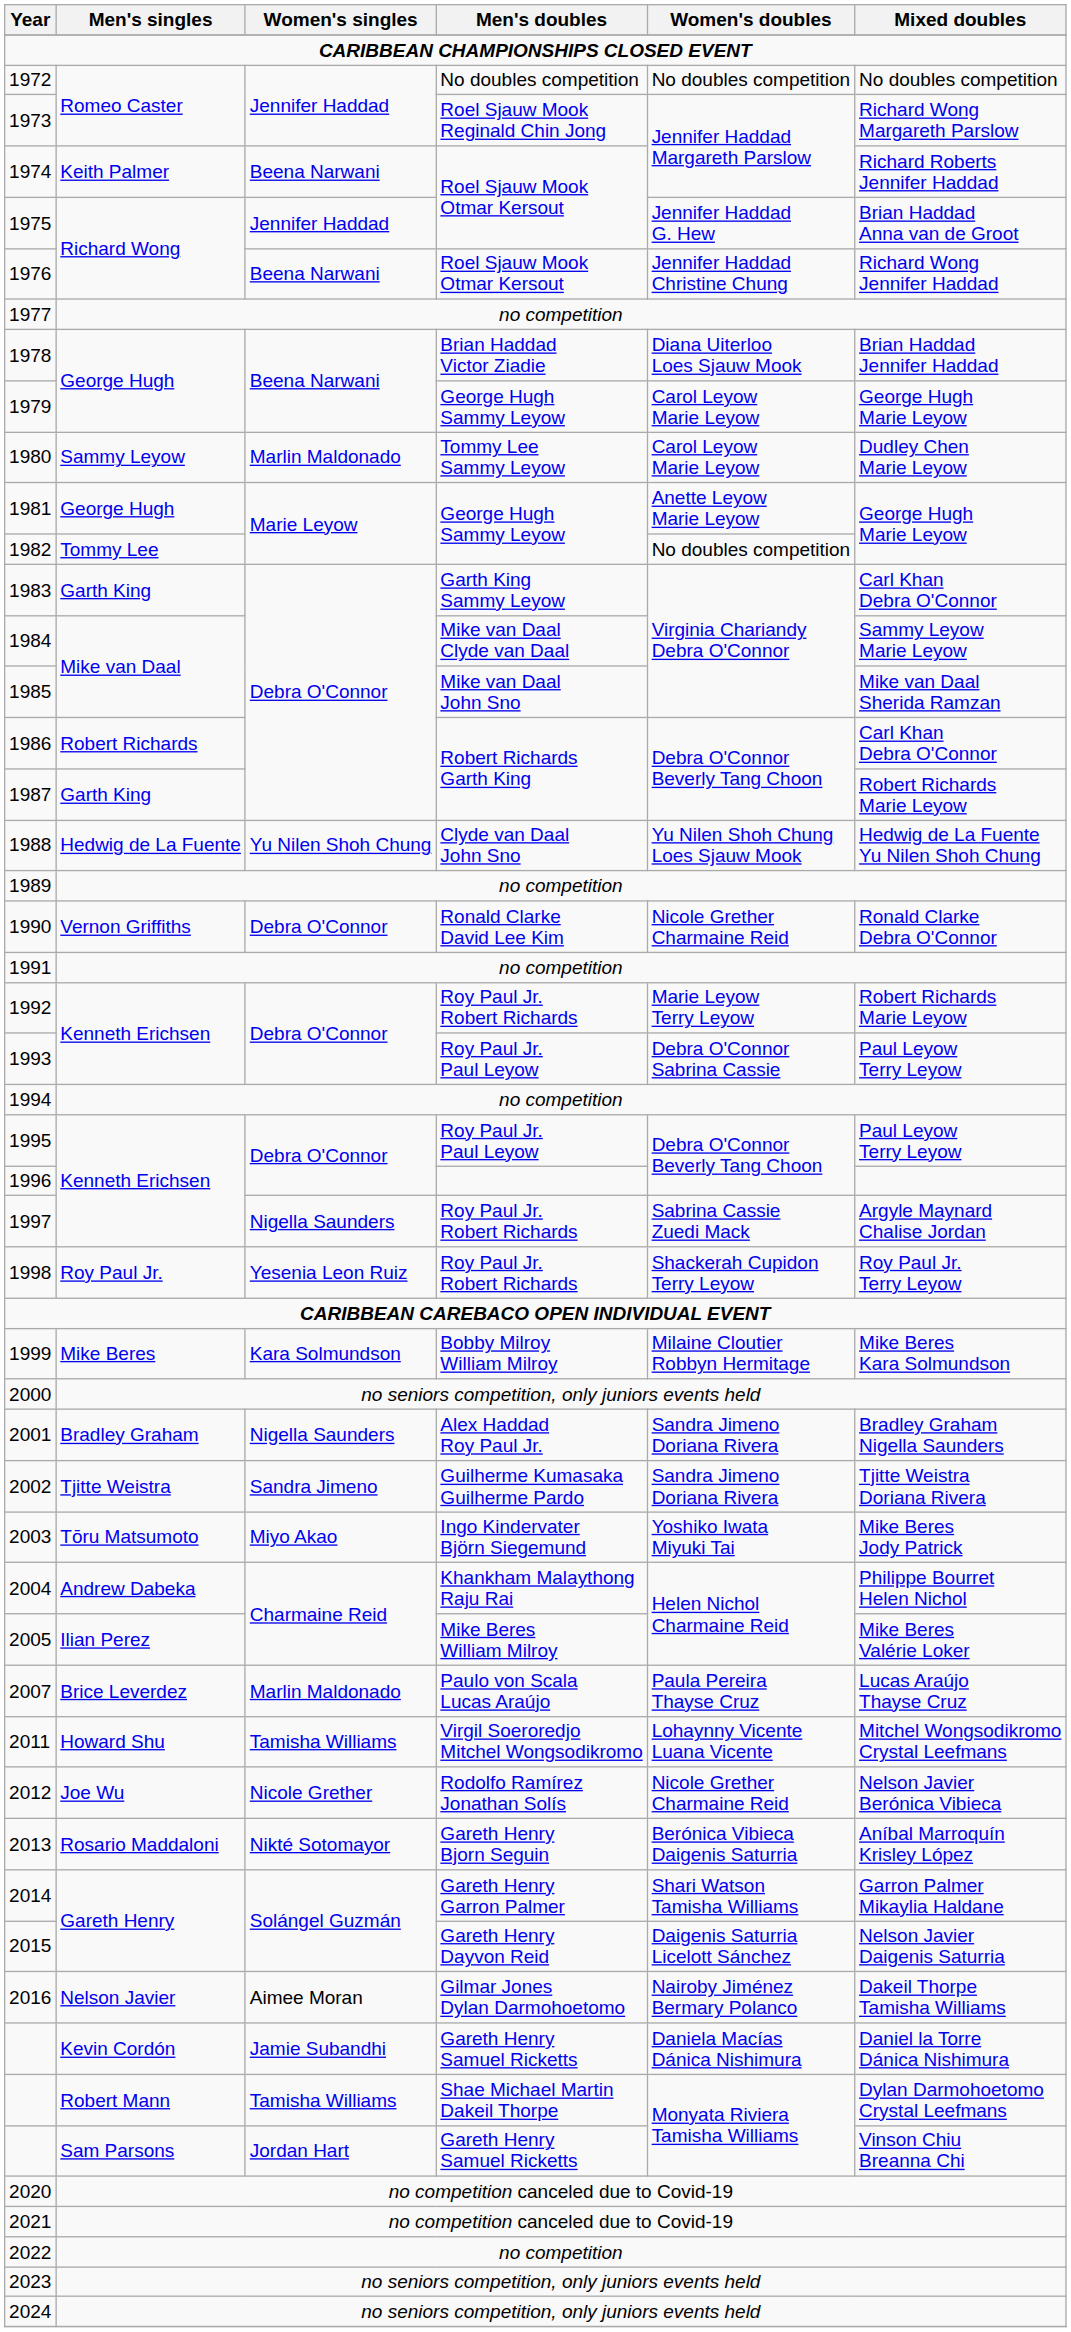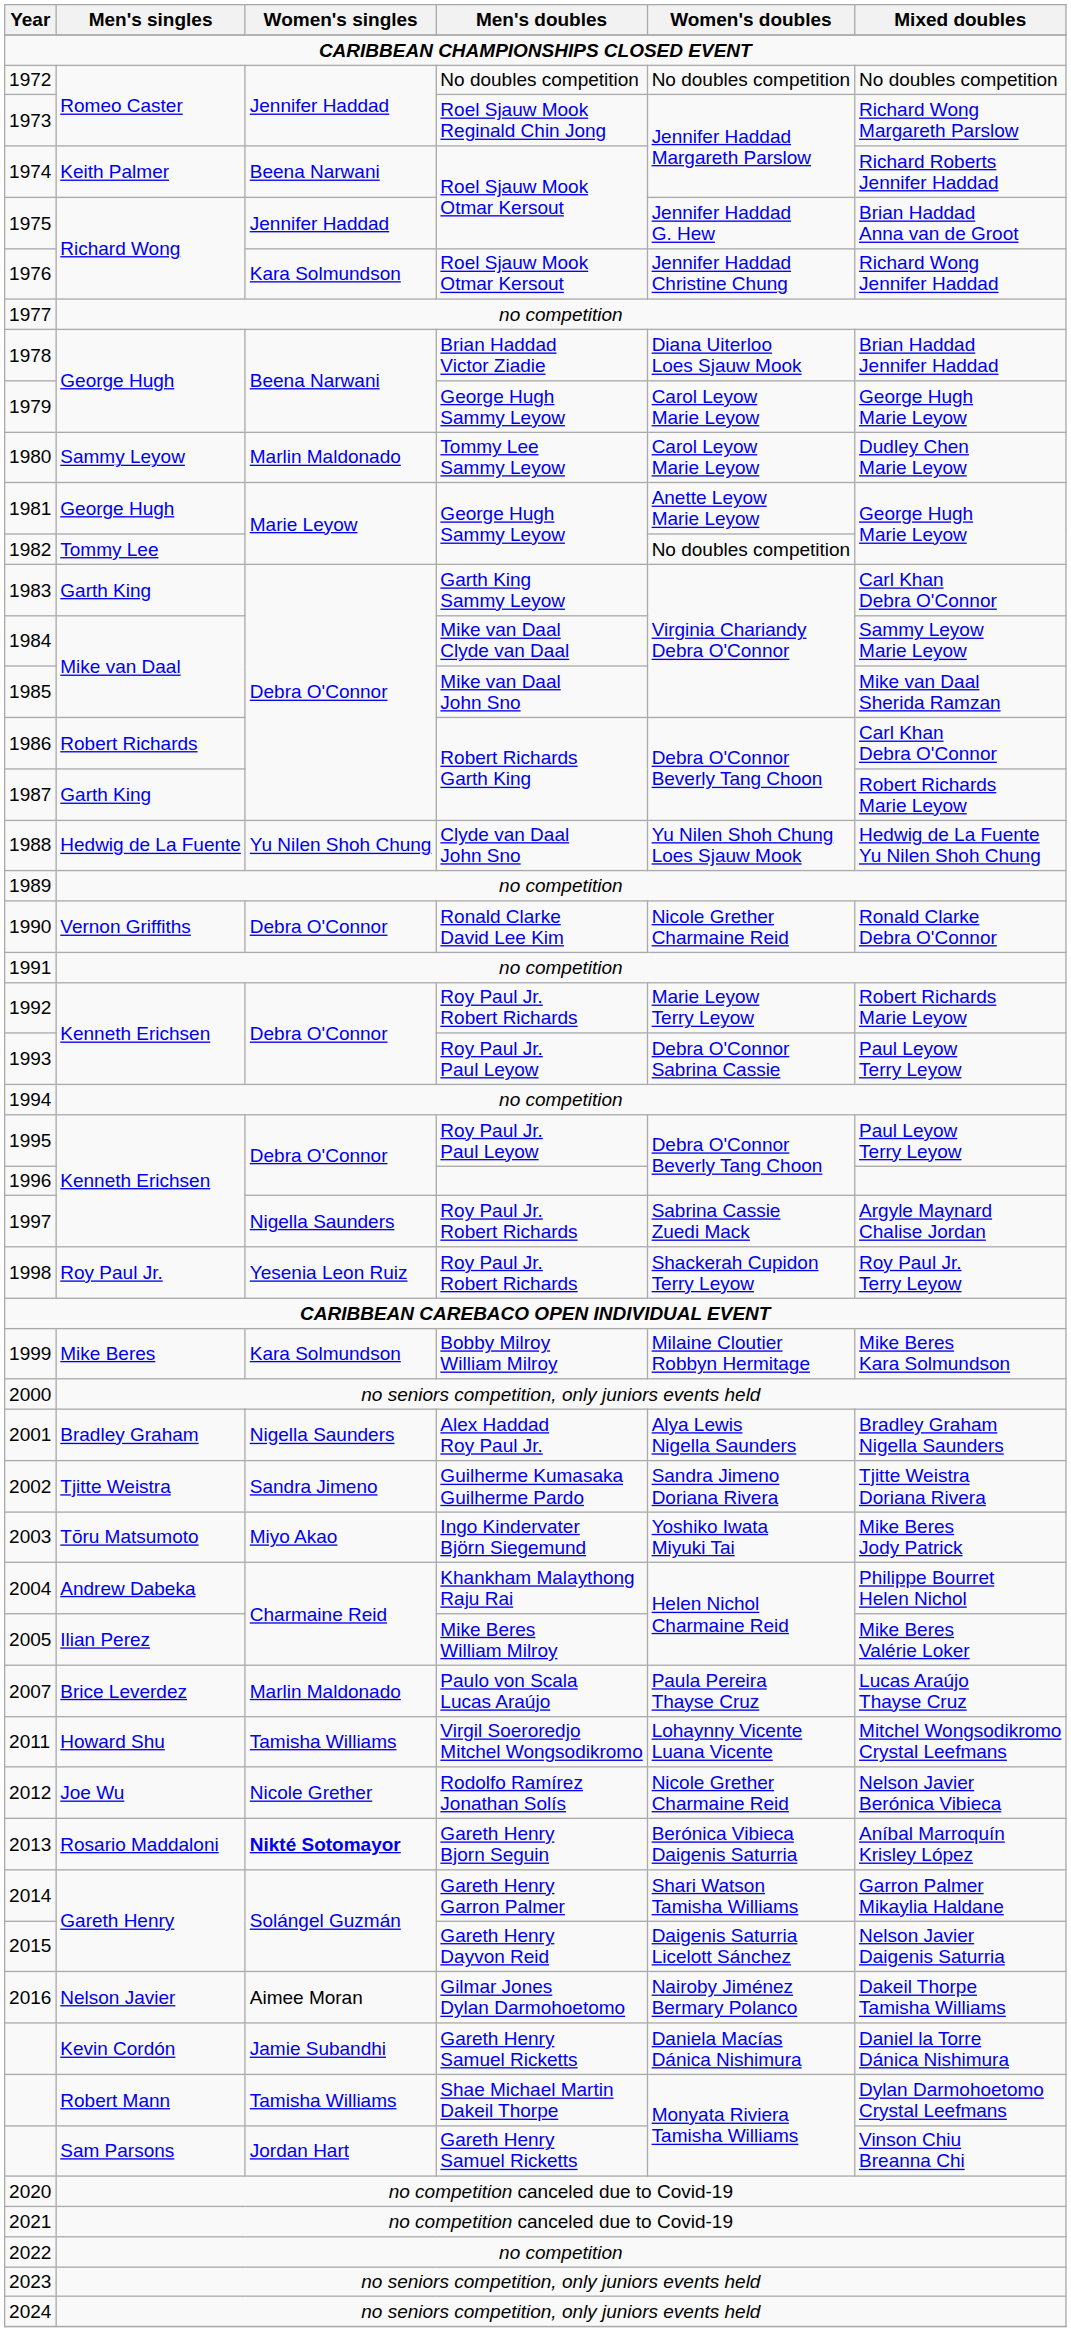(315, 274) Beena Narwani -> (325, 274) Kara Solmundson
(716, 1435) Sandra Jimeno Doriana Rivera -> (724, 1435) Alya Lewis Nigella Saunders
(320, 1844) normal -> (325, 1844) bold
